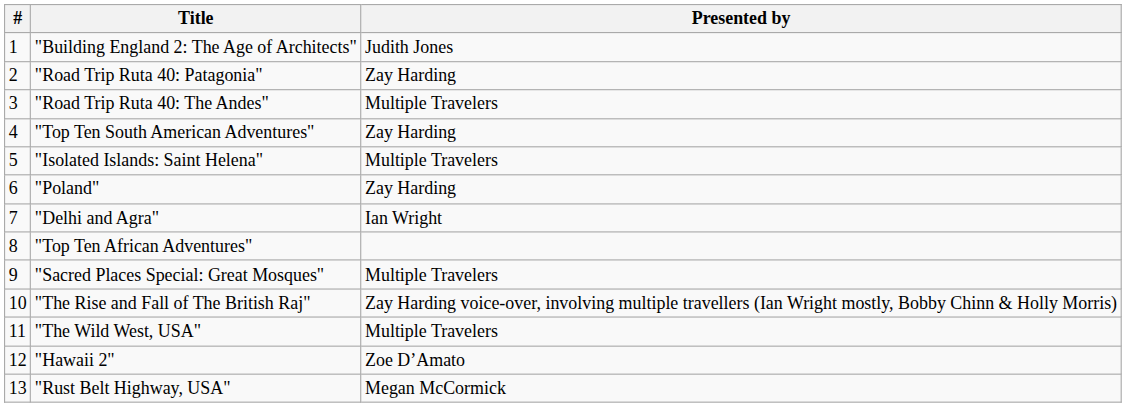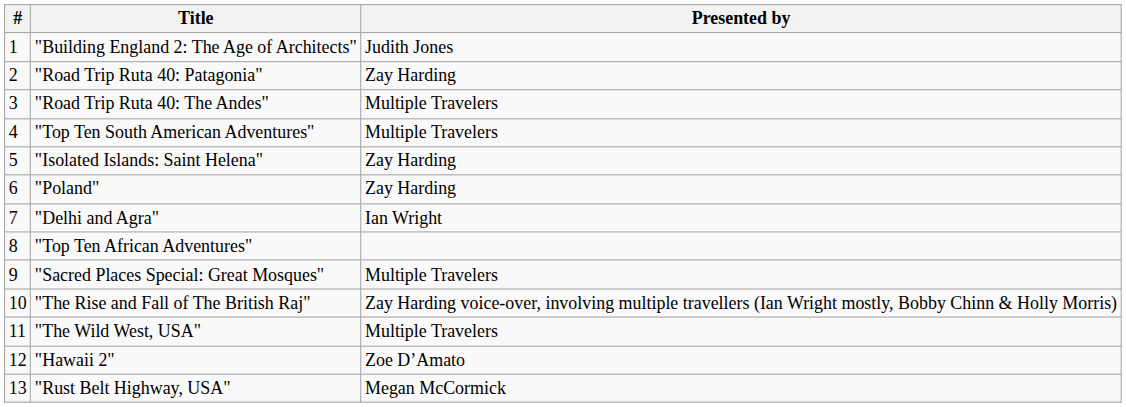(411, 132) Zay Harding -> (431, 132) Multiple Travelers
(431, 160) Multiple Travelers -> (411, 160) Zay Harding
